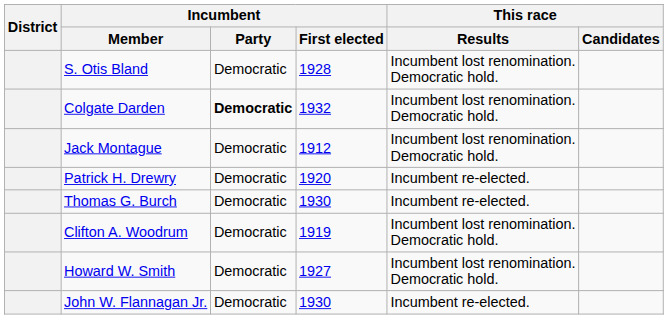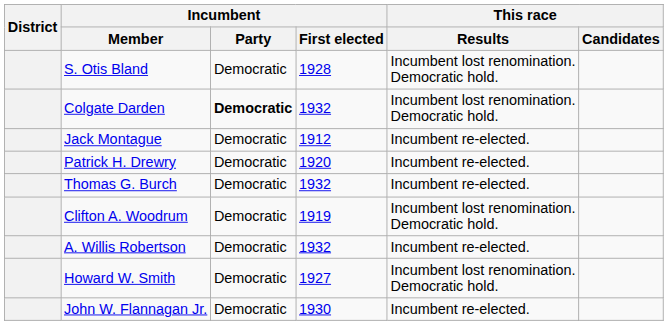(483, 147) Incumbent lost renomination. Democratic hold. -> (460, 139) Incumbent re-elected.
(315, 201) 1930 -> (315, 185) 1932
+ row: (125, 247)
